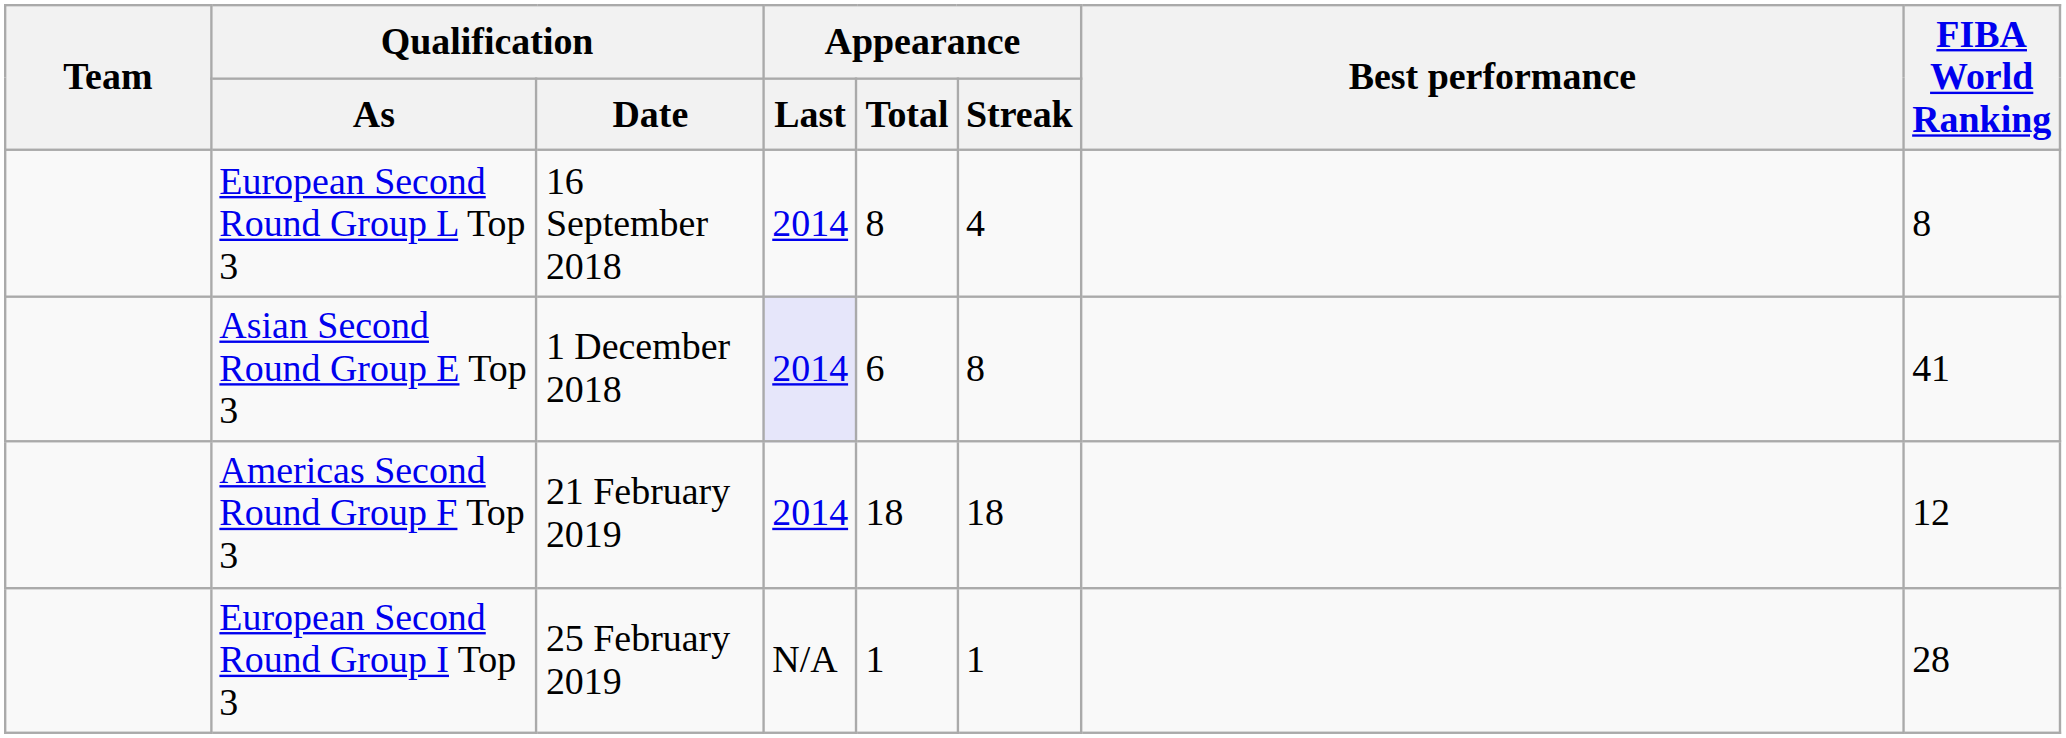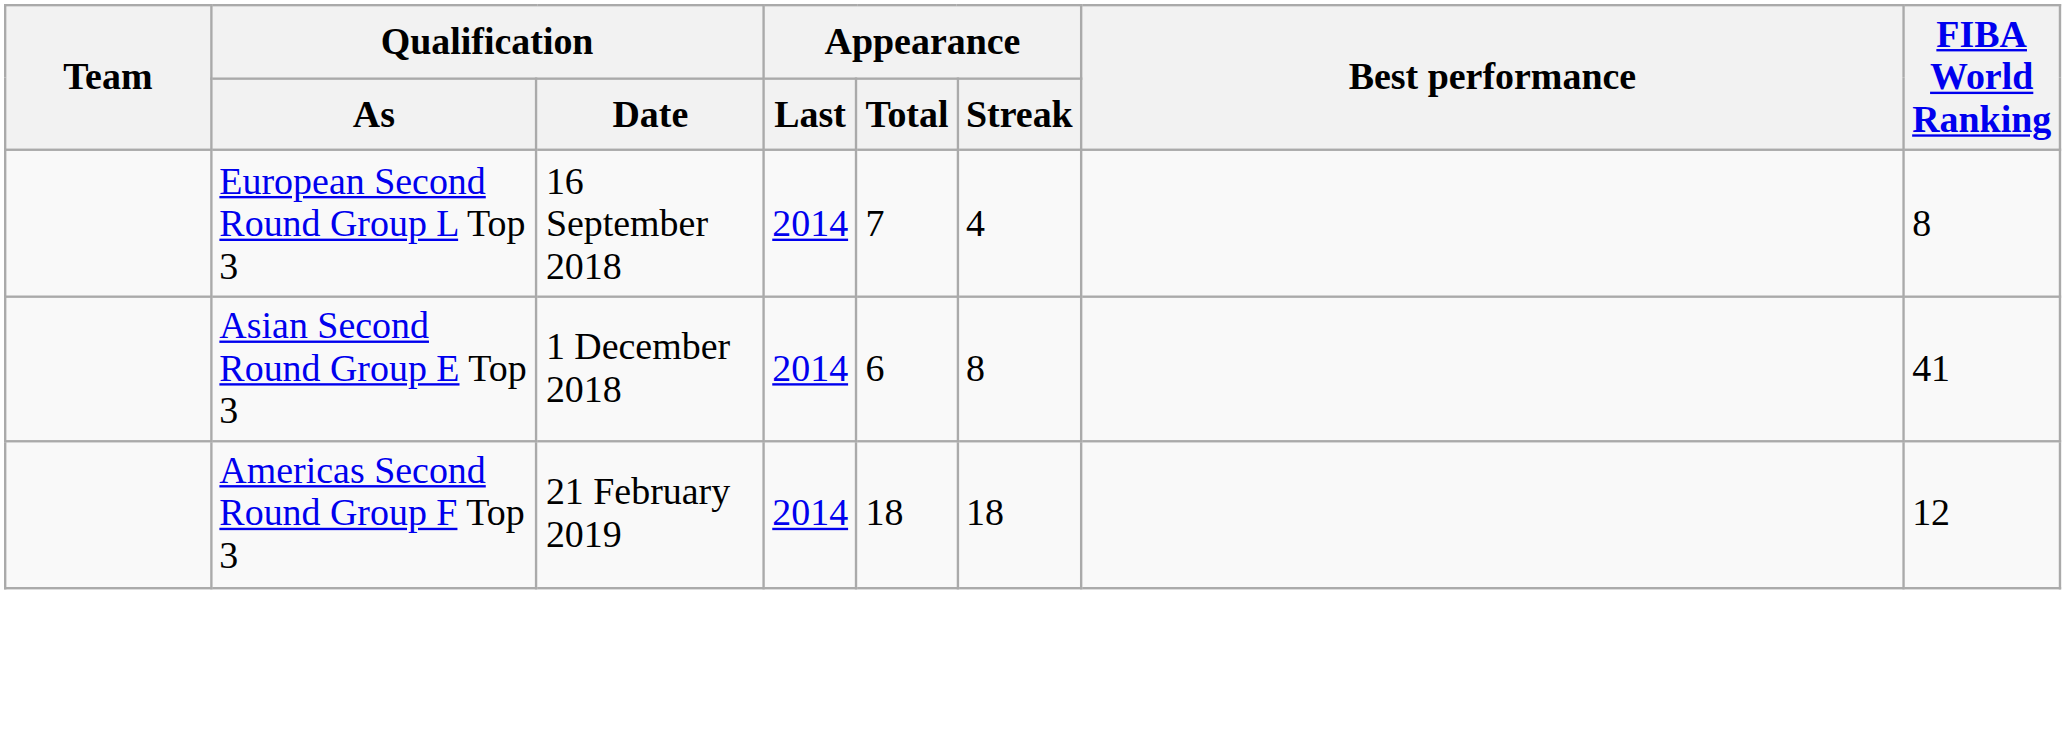(875, 222) 8 -> (875, 222) 7
(810, 368) lavender background -> (810, 368) no background
- row: (368, 659)
